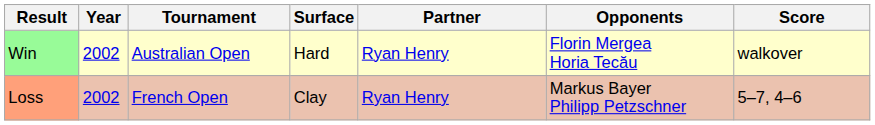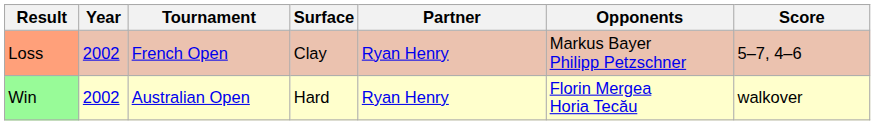rows swapped: (23, 52) <-> (26, 97)
